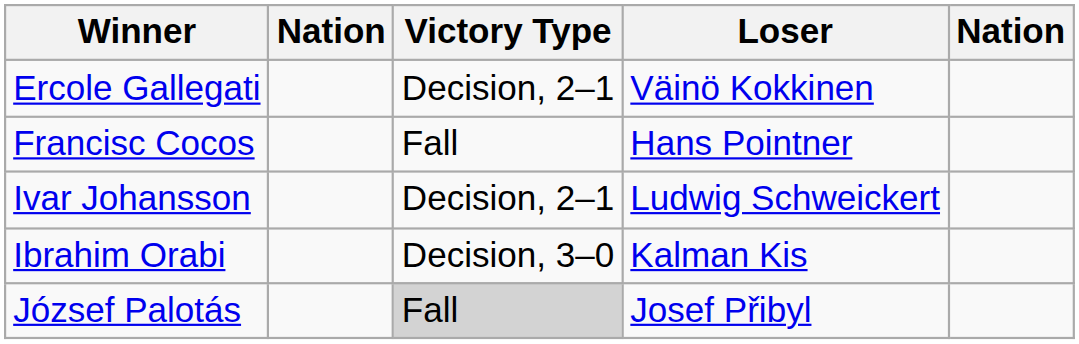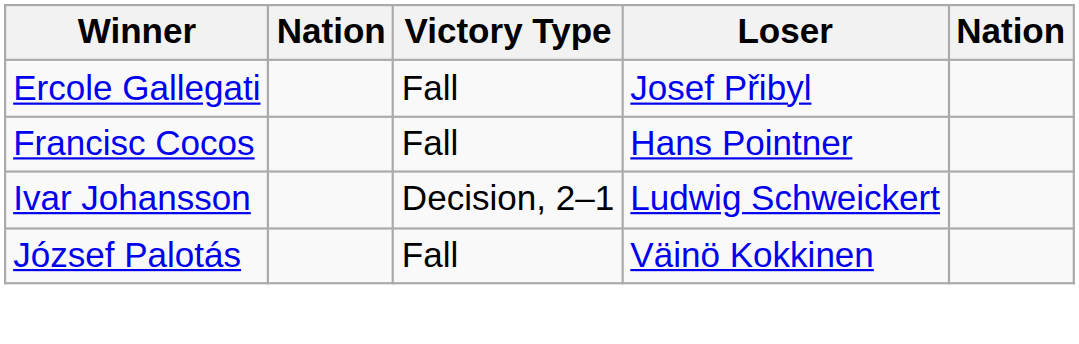(508, 87) Decision, 2–1 -> (430, 87) Fall
(752, 87) Väinö Kokkinen -> (721, 87) Josef Přibyl
- row: (119, 254)
(430, 310) lightgrey background -> (430, 254) no background
(721, 310) Josef Přibyl -> (752, 254) Väinö Kokkinen
